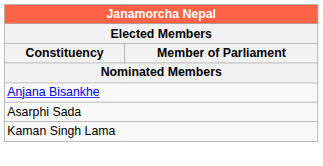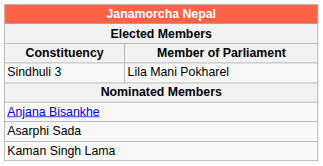+ row: (34, 72)
